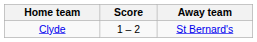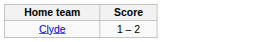- column: (205, 12)
